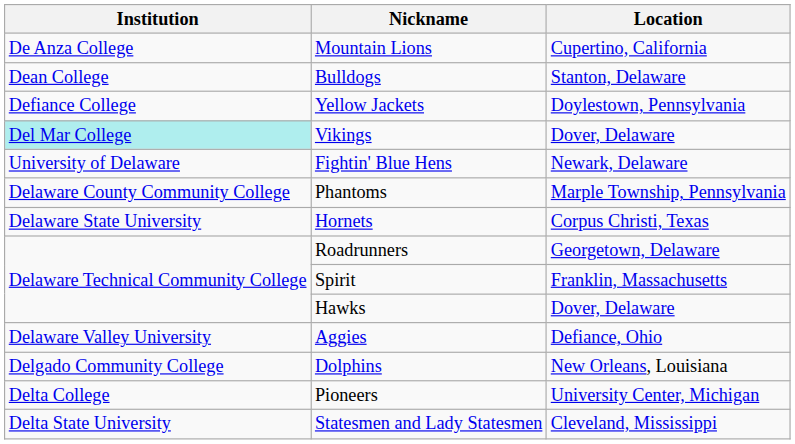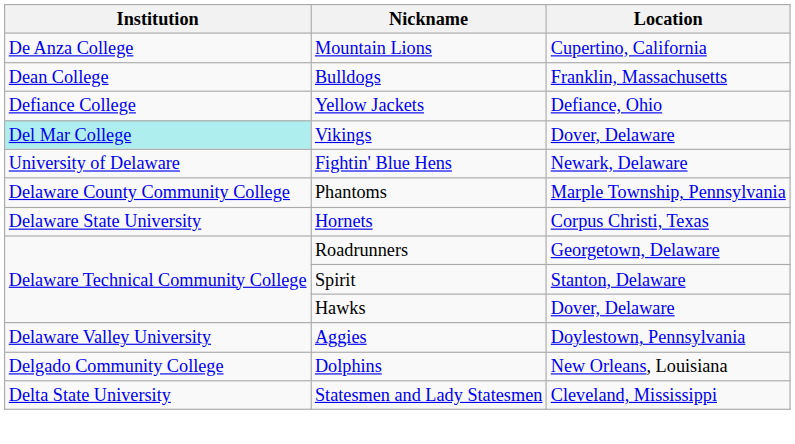(618, 76) Stanton, Delaware -> (639, 76) Franklin, Massachusetts
(648, 105) Doylestown, Pennsylvania -> (606, 105) Defiance, Ohio
(639, 279) Franklin, Massachusetts -> (618, 279) Stanton, Delaware
(606, 337) Defiance, Ohio -> (648, 337) Doylestown, Pennsylvania
- row: (346, 395)
